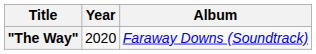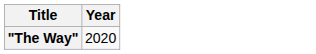- column: (215, 15)
